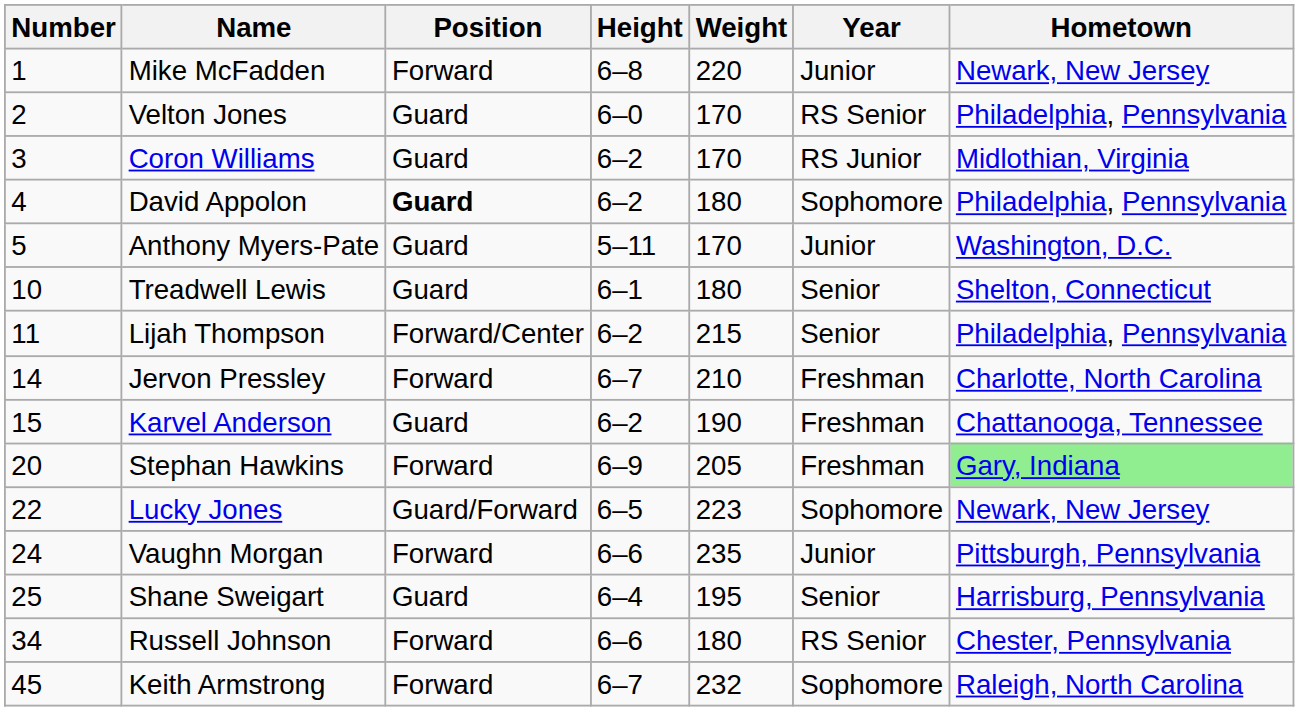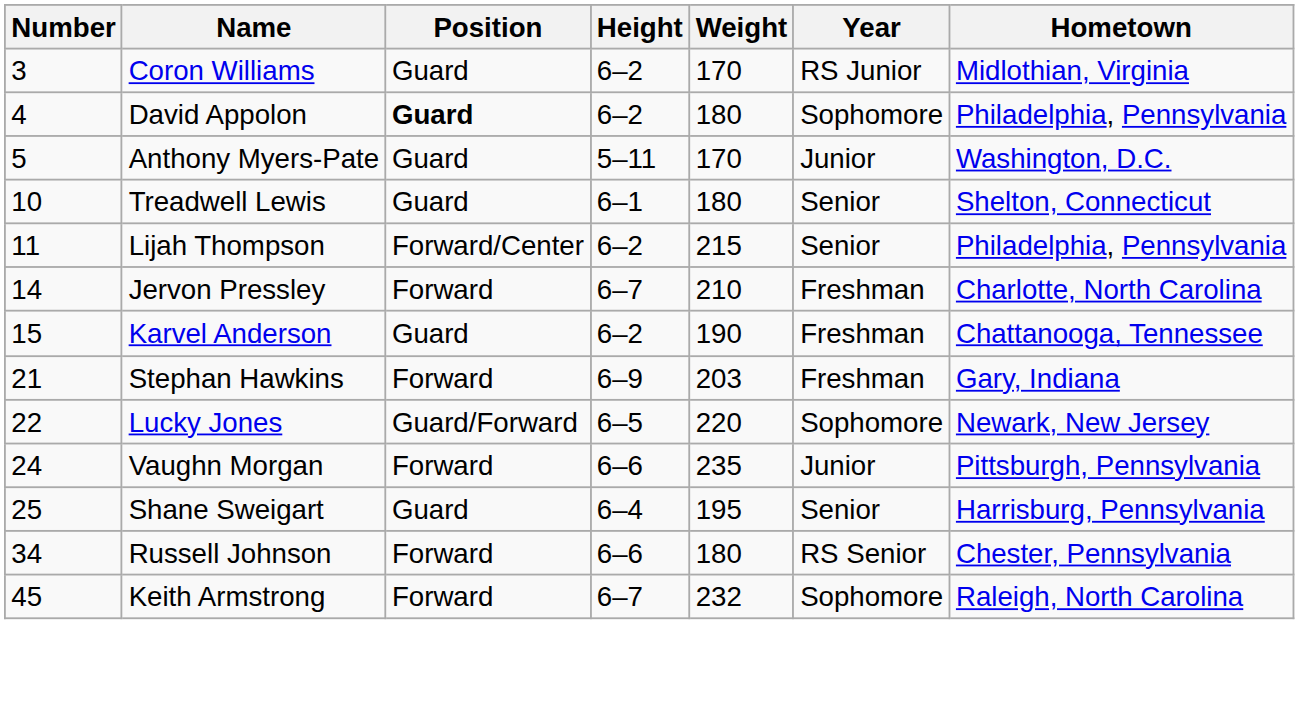- row: (227, 71)
- row: (208, 115)
(27, 465) 20 -> (27, 377) 21
(719, 465) 205 -> (719, 377) 203
(1038, 465) lightgreen background -> (1038, 377) no background
(719, 509) 223 -> (719, 421) 220
